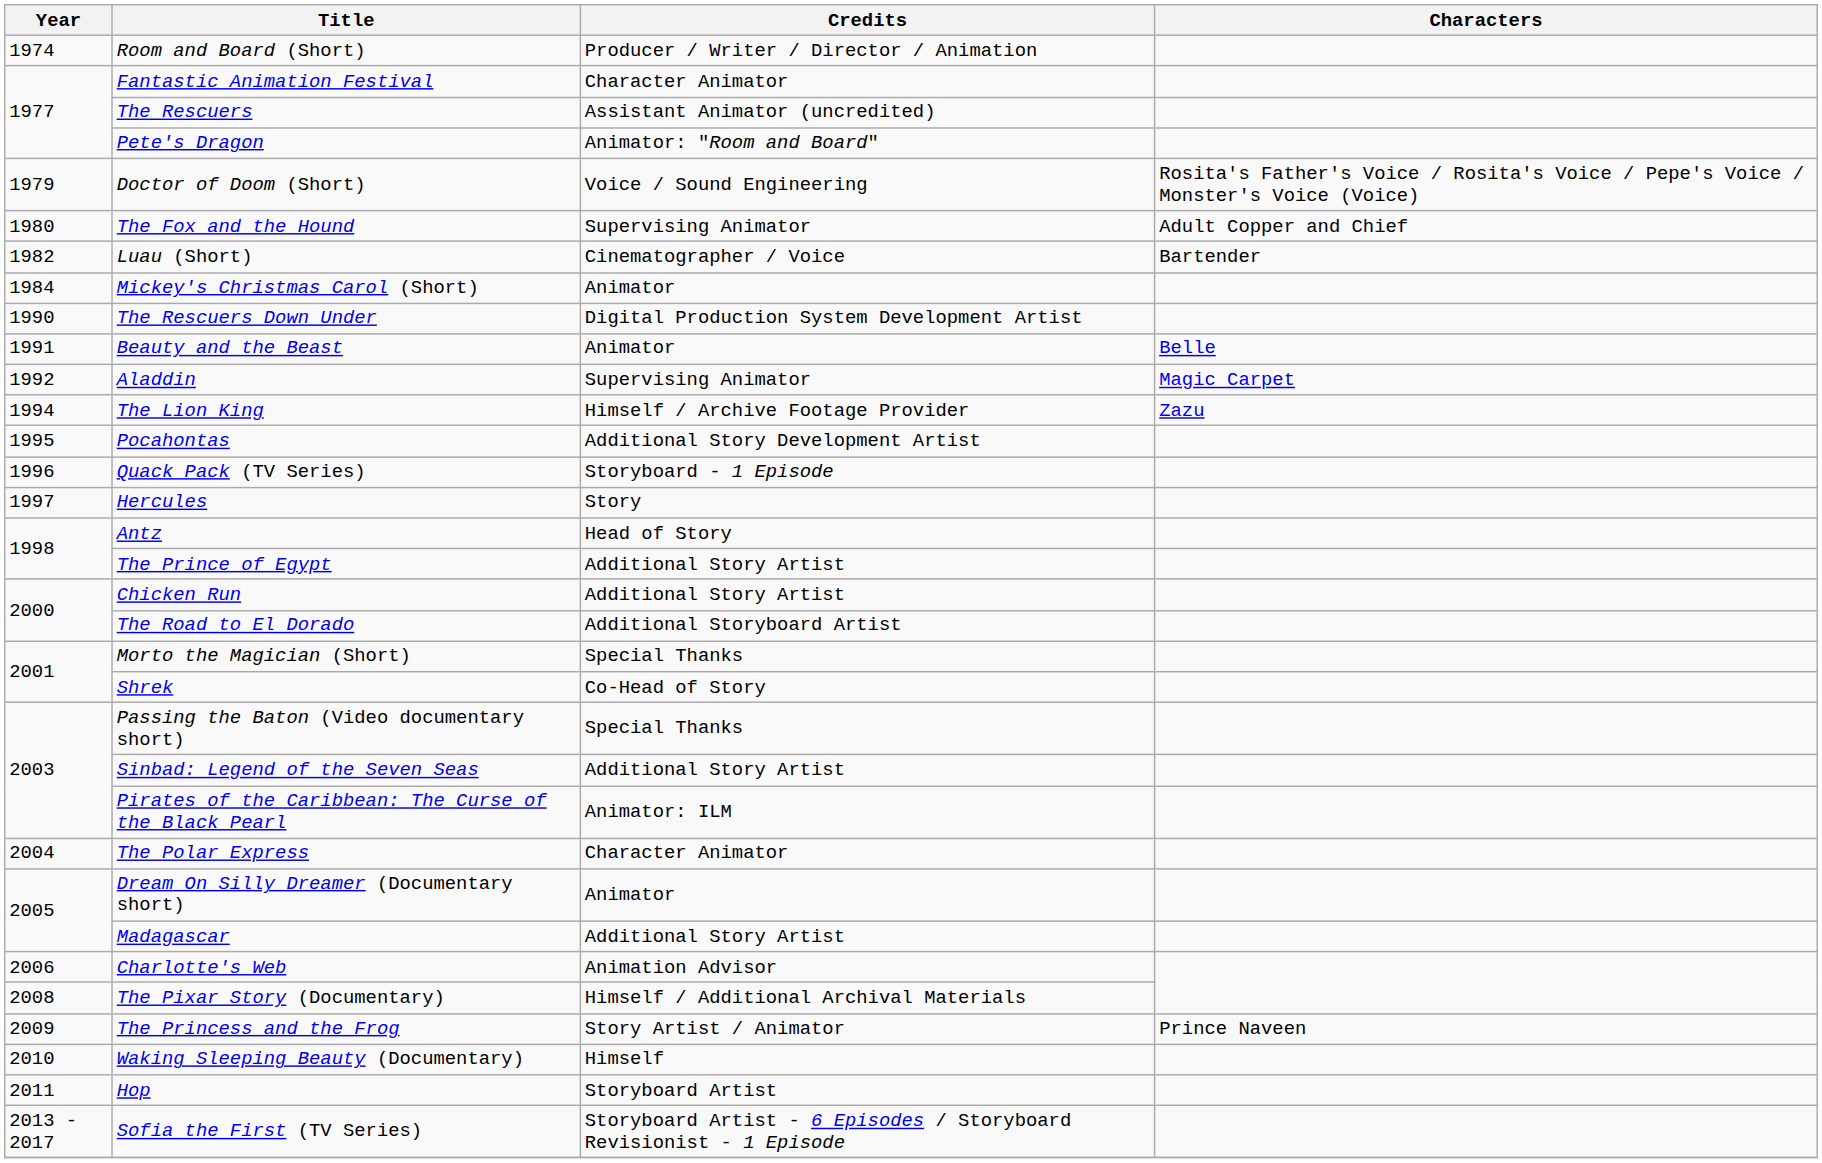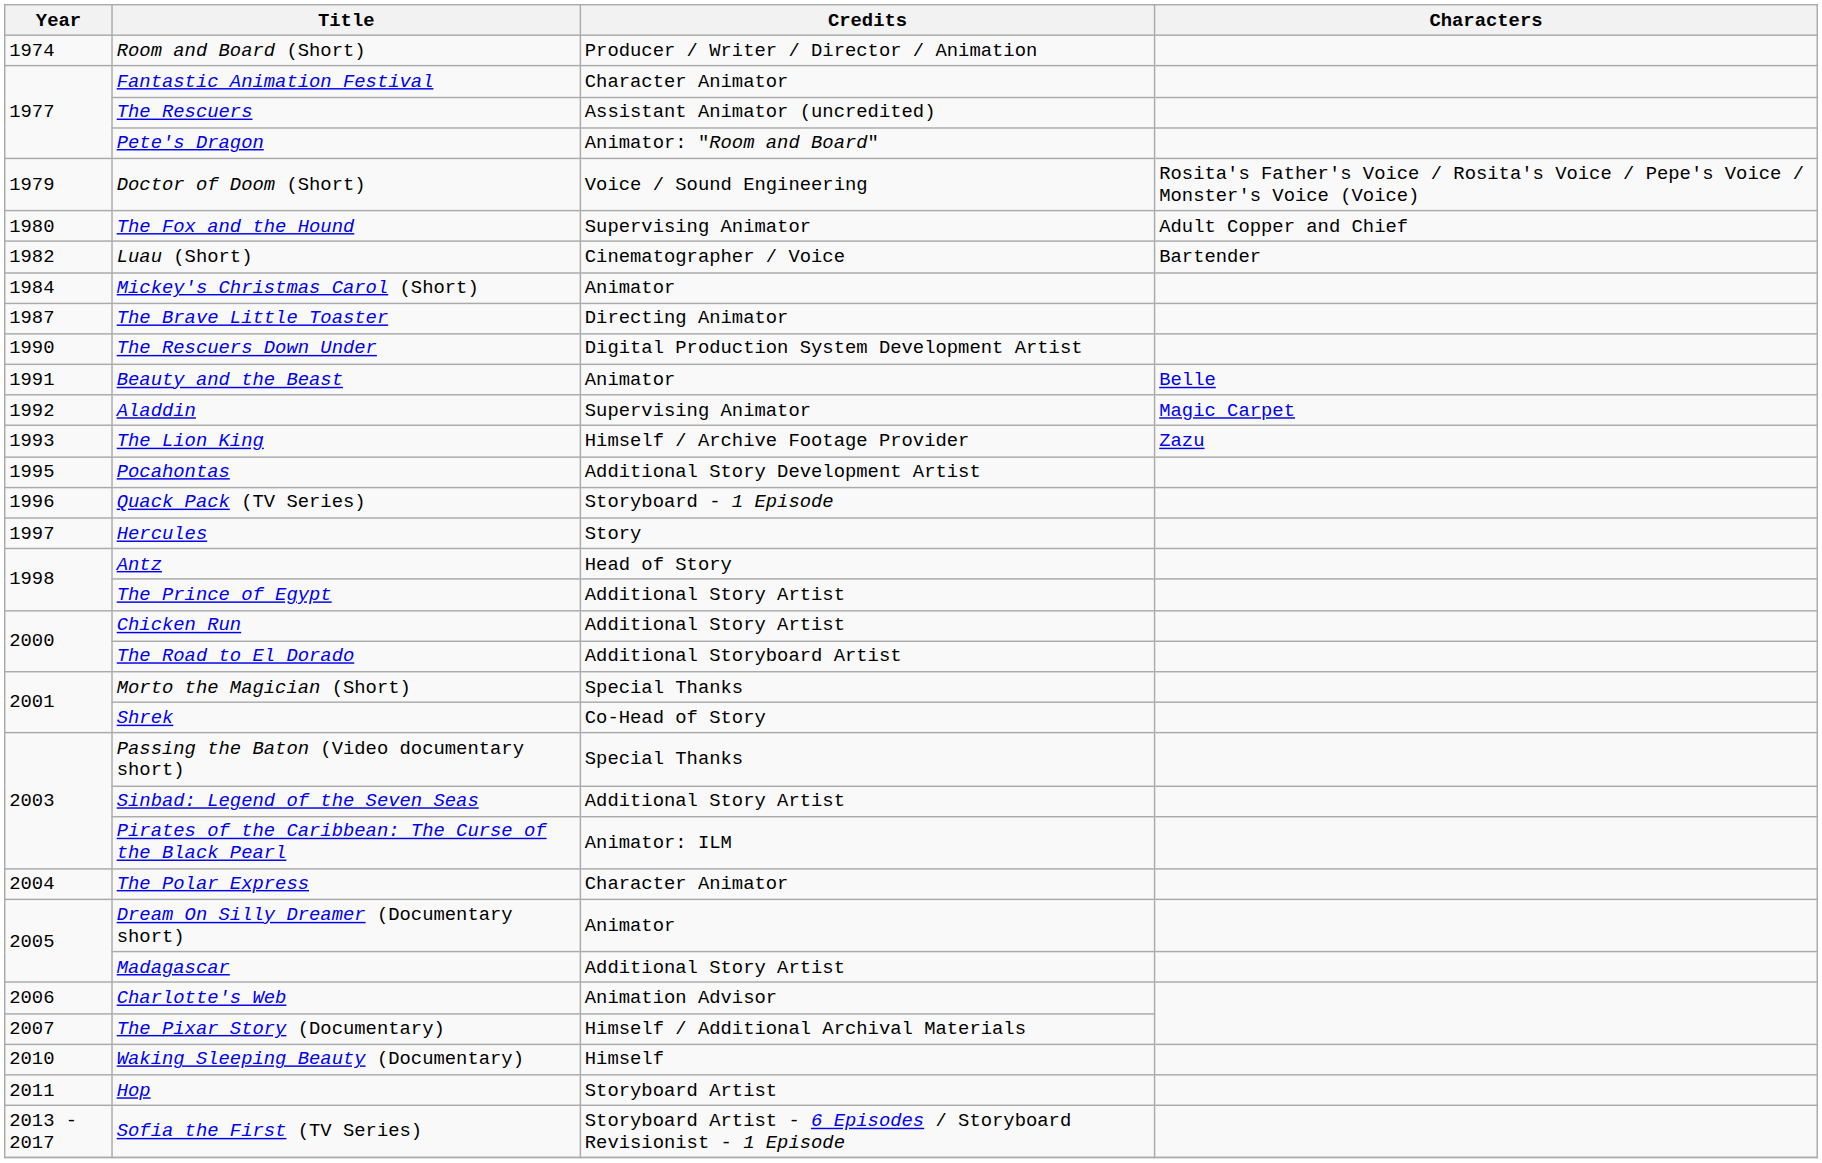+ row: (252, 318)
(32, 410) 1994 -> (32, 441) 1993
(32, 998) 2008 -> (32, 1029) 2007
- row: (258, 1029)
